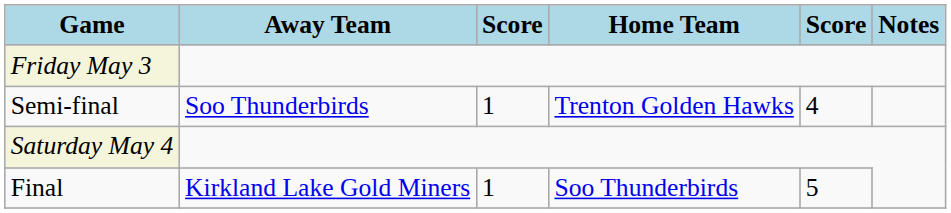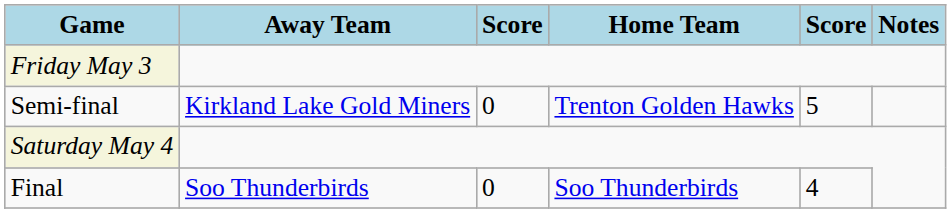(277, 106) Soo Thunderbirds -> (328, 106) Kirkland Lake Gold Miners
(488, 106) 1 -> (488, 106) 0
(812, 106) 4 -> (812, 106) 5
(328, 187) Kirkland Lake Gold Miners -> (277, 187) Soo Thunderbirds
(488, 187) 1 -> (488, 187) 0
(812, 187) 5 -> (812, 187) 4
